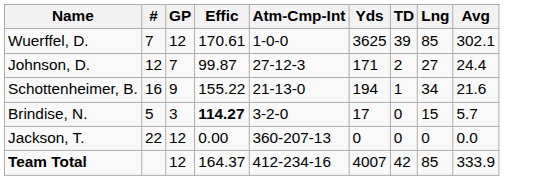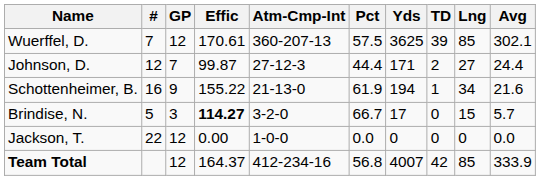+ column: (367, 16)
(270, 41) 1-0-0 -> (292, 41) 360-207-13
(292, 138) 360-207-13 -> (270, 138) 1-0-0
